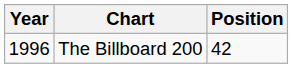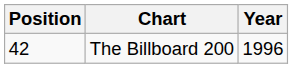columns swapped: (29, 19) <-> (247, 19)
